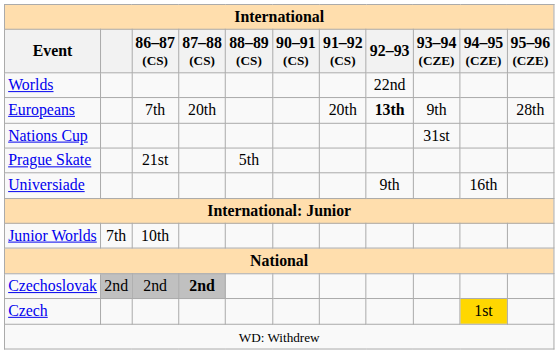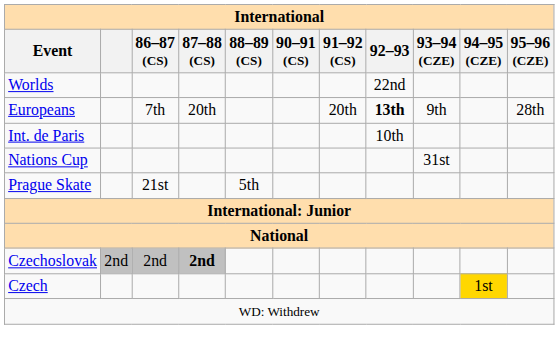+ row: (46, 135)
- row: (46, 185)
- row: (52, 235)
